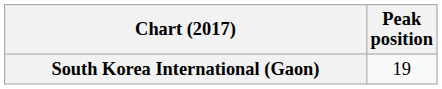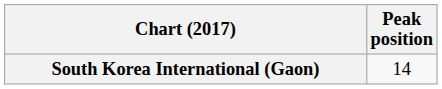(402, 68) 19 -> (402, 68) 14
